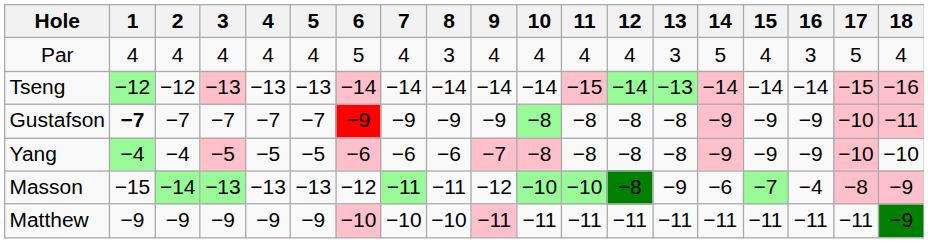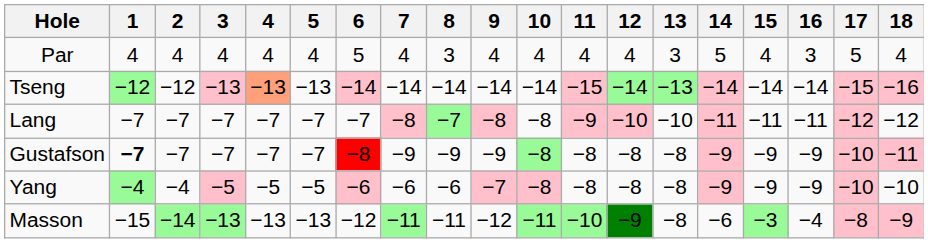(268, 87) no background -> (268, 87) lightsalmon background
+ row: (33, 120)
(359, 120) −9 -> (359, 154) −8
(539, 187) −10 -> (539, 220) −11
(630, 187) −8 -> (630, 220) −9
(675, 187) −9 -> (675, 220) −8
(765, 187) −7 -> (765, 220) −3
- row: (49, 220)
